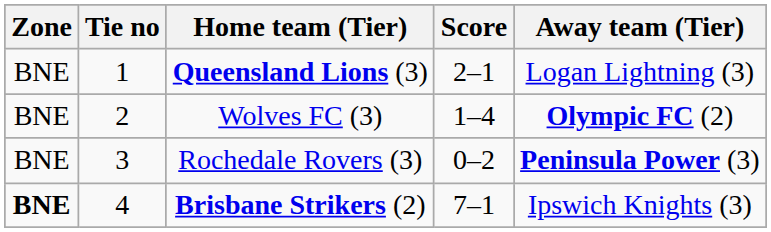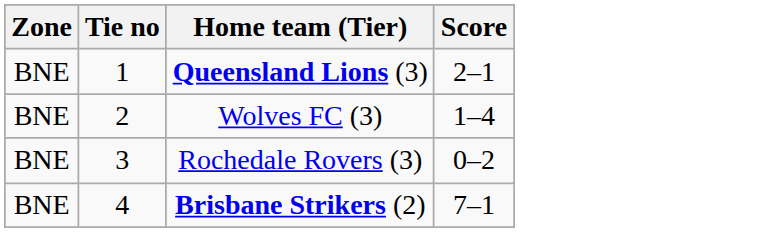- column: (640, 26)
(42, 204) bold -> (42, 204) normal
